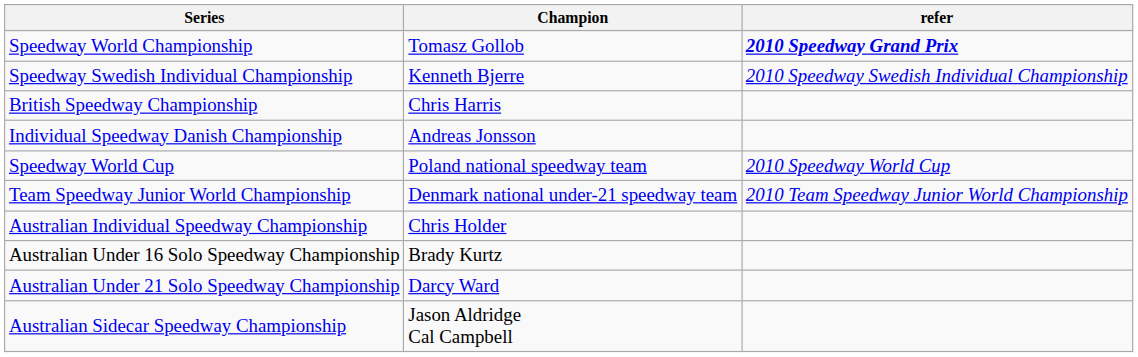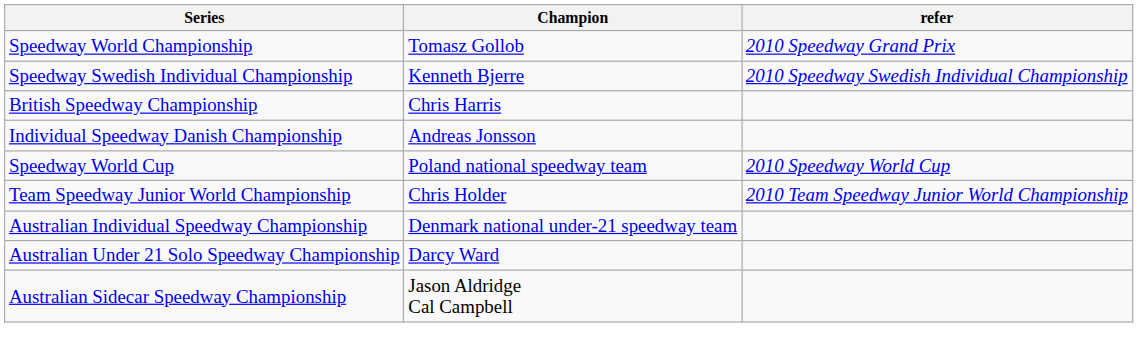(852, 45) bold -> (850, 45) normal
(573, 195) Denmark national under-21 speedway team -> (457, 195) Chris Holder
(457, 225) Chris Holder -> (573, 225) Denmark national under-21 speedway team
- row: (204, 255)
